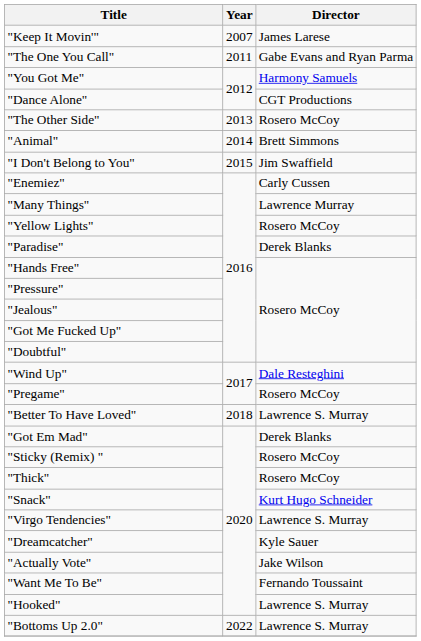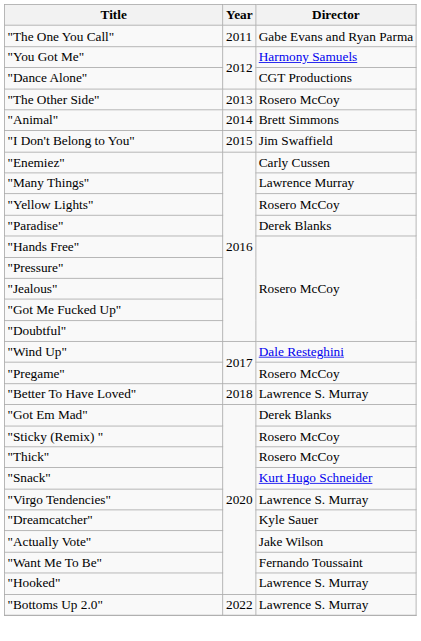- row: (53, 36)
